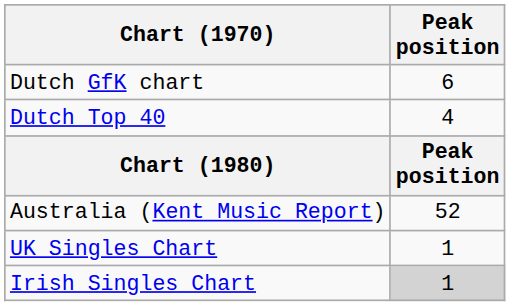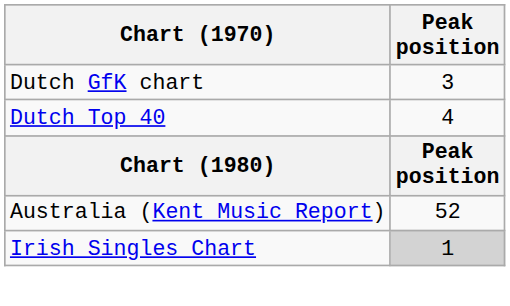(448, 82) 6 -> (448, 82) 3
- row: (114, 248)
